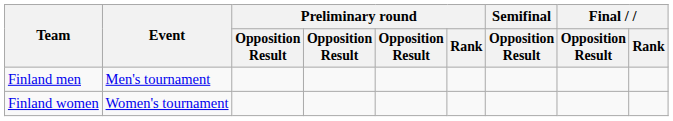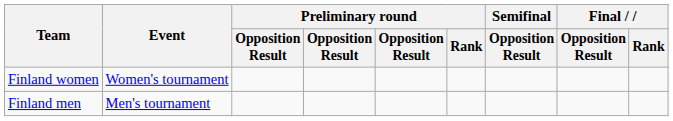rows swapped: (44, 79) <-> (53, 103)
